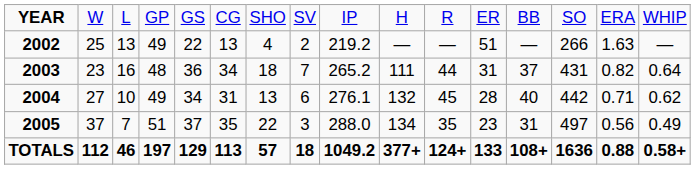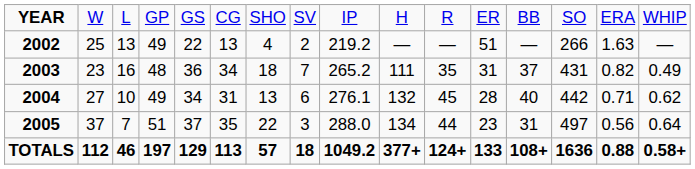(447, 71) 44 -> (447, 71) 35
(665, 71) 0.64 -> (665, 71) 0.49
(447, 124) 35 -> (447, 124) 44
(665, 124) 0.49 -> (665, 124) 0.64
